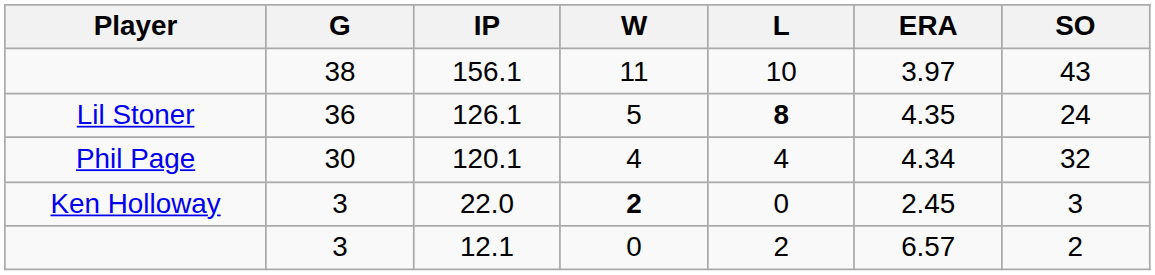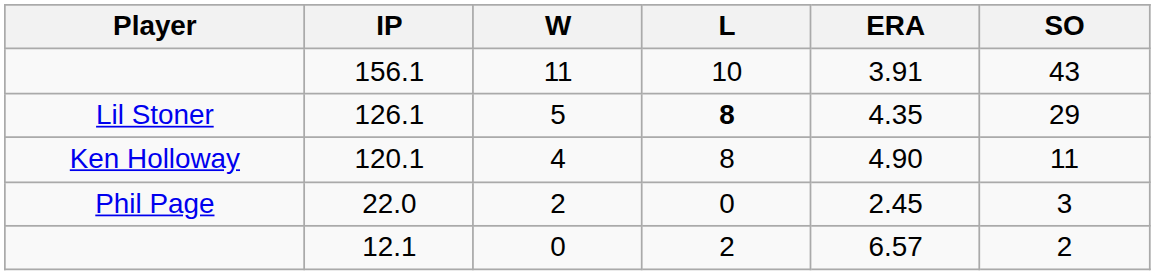- column: (340, 26)
(928, 70) 3.97 -> (896, 70) 3.91
(1075, 114) 24 -> (1064, 114) 29
(136, 159) Phil Page -> (155, 159) Ken Holloway
(781, 159) 4 -> (727, 159) 8
(928, 159) 4.34 -> (896, 159) 4.90
(1075, 159) 32 -> (1064, 159) 11
(136, 203) Ken Holloway -> (155, 203) Phil Page
(634, 203) bold -> (558, 203) normal
